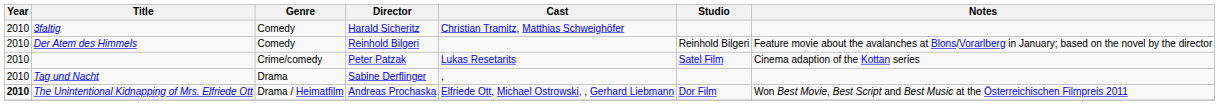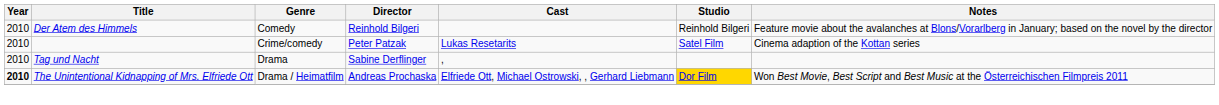- row: (47, 28)
(698, 92) no background -> (698, 76) gold background
